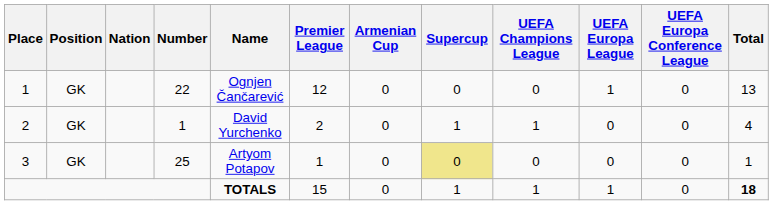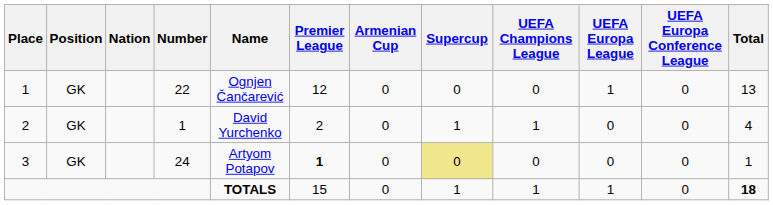(182, 161) 25 -> (182, 161) 24
(320, 161) normal -> (320, 161) bold
